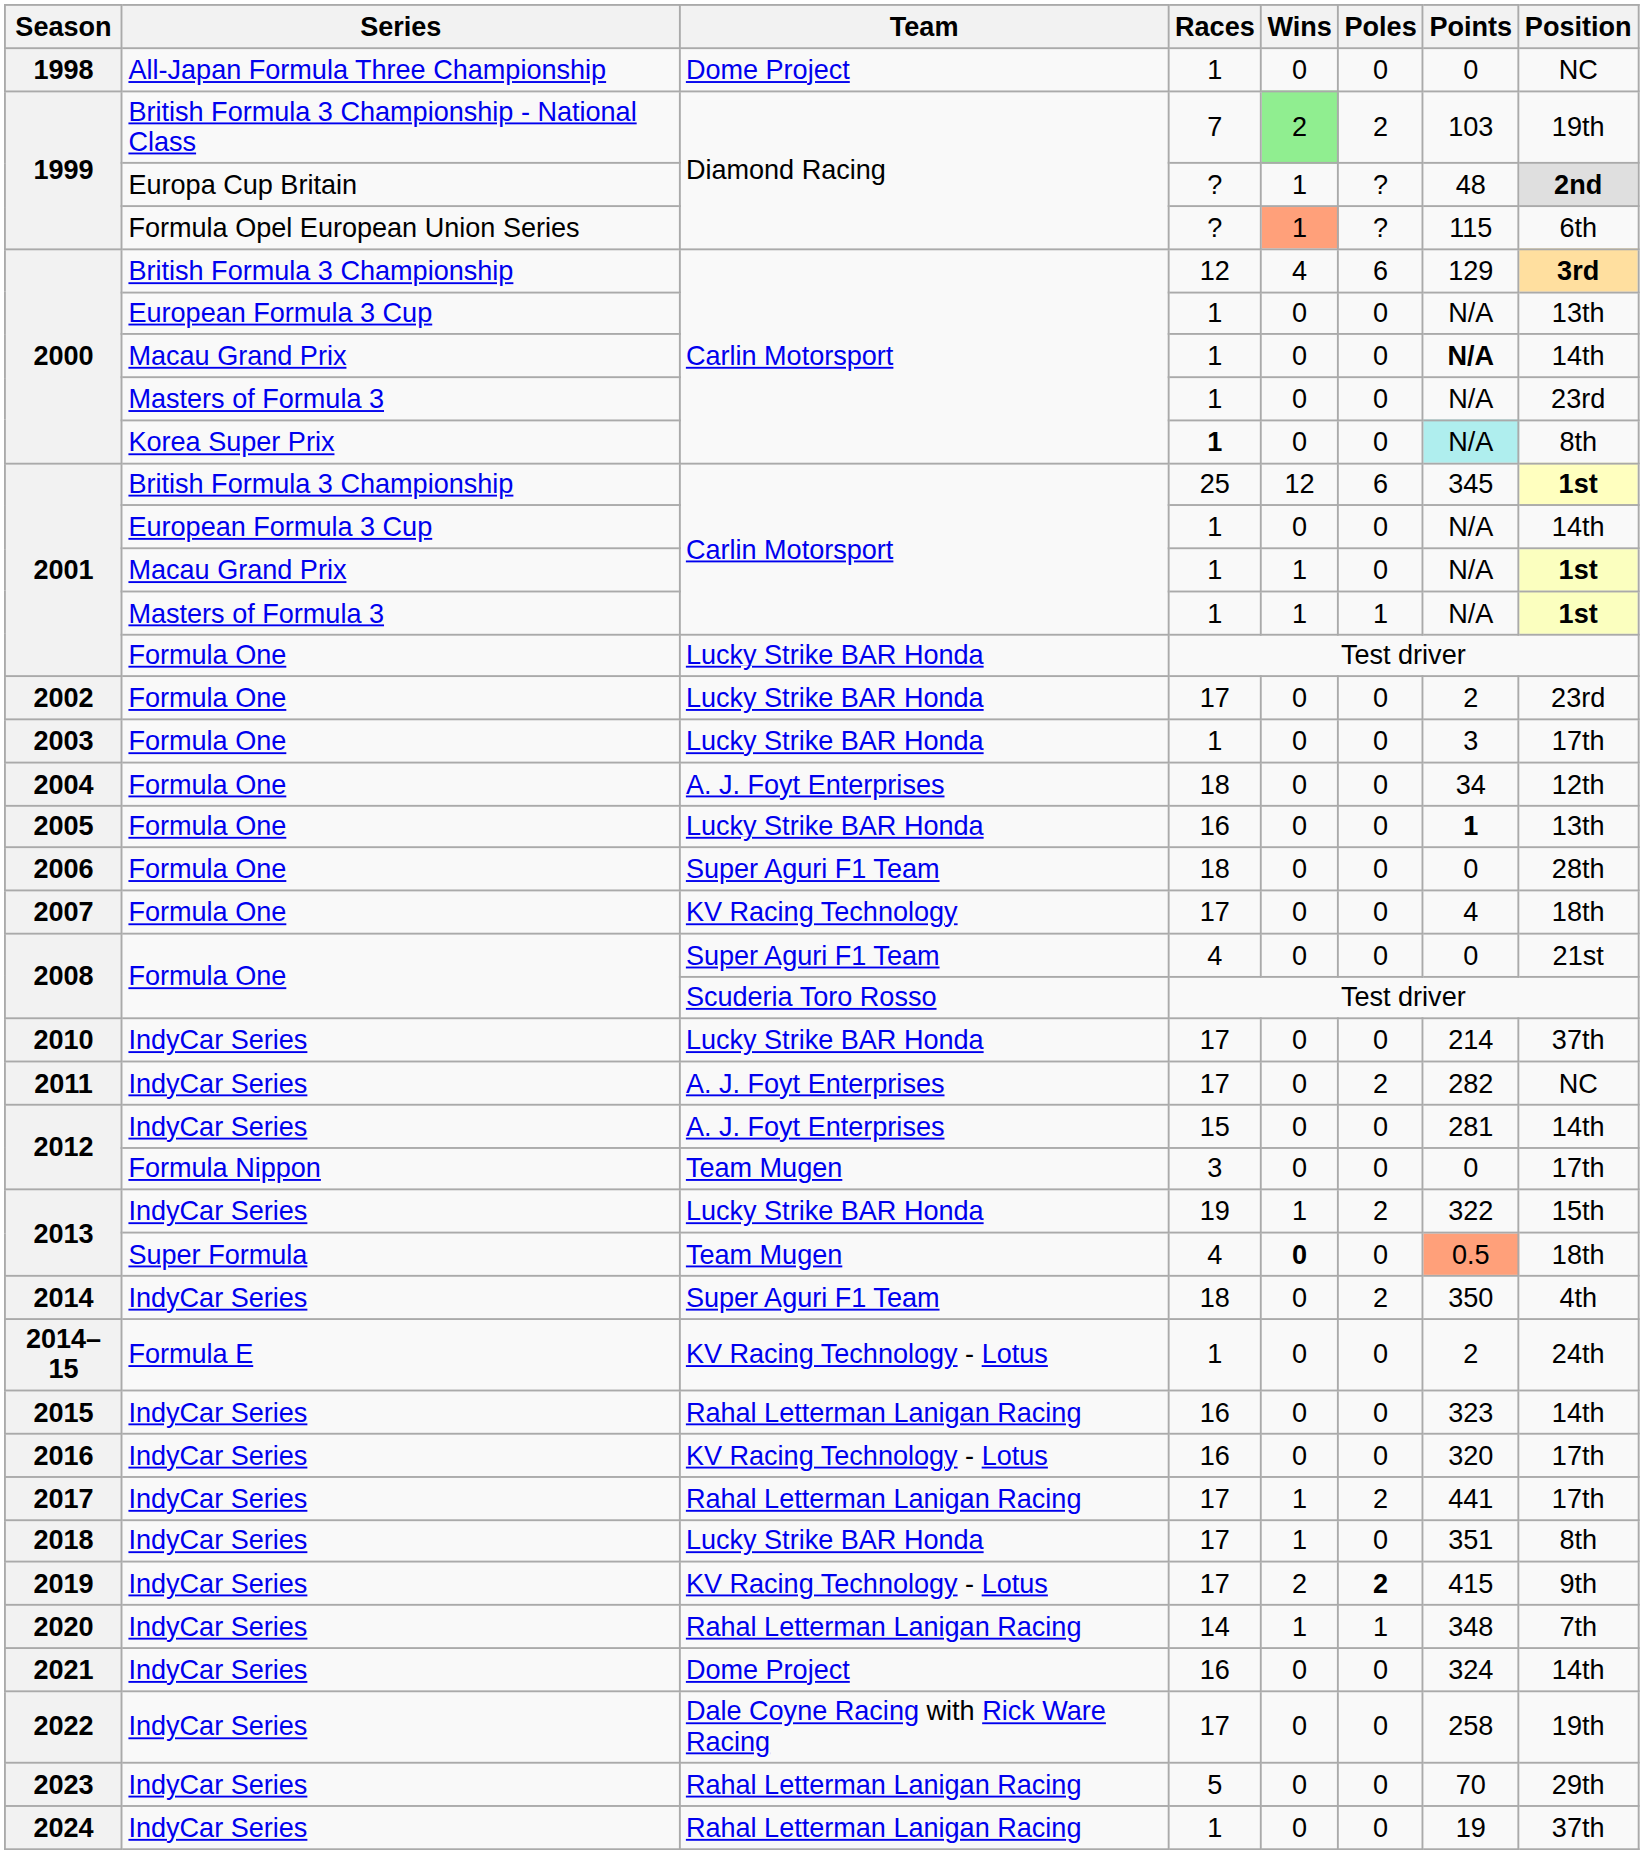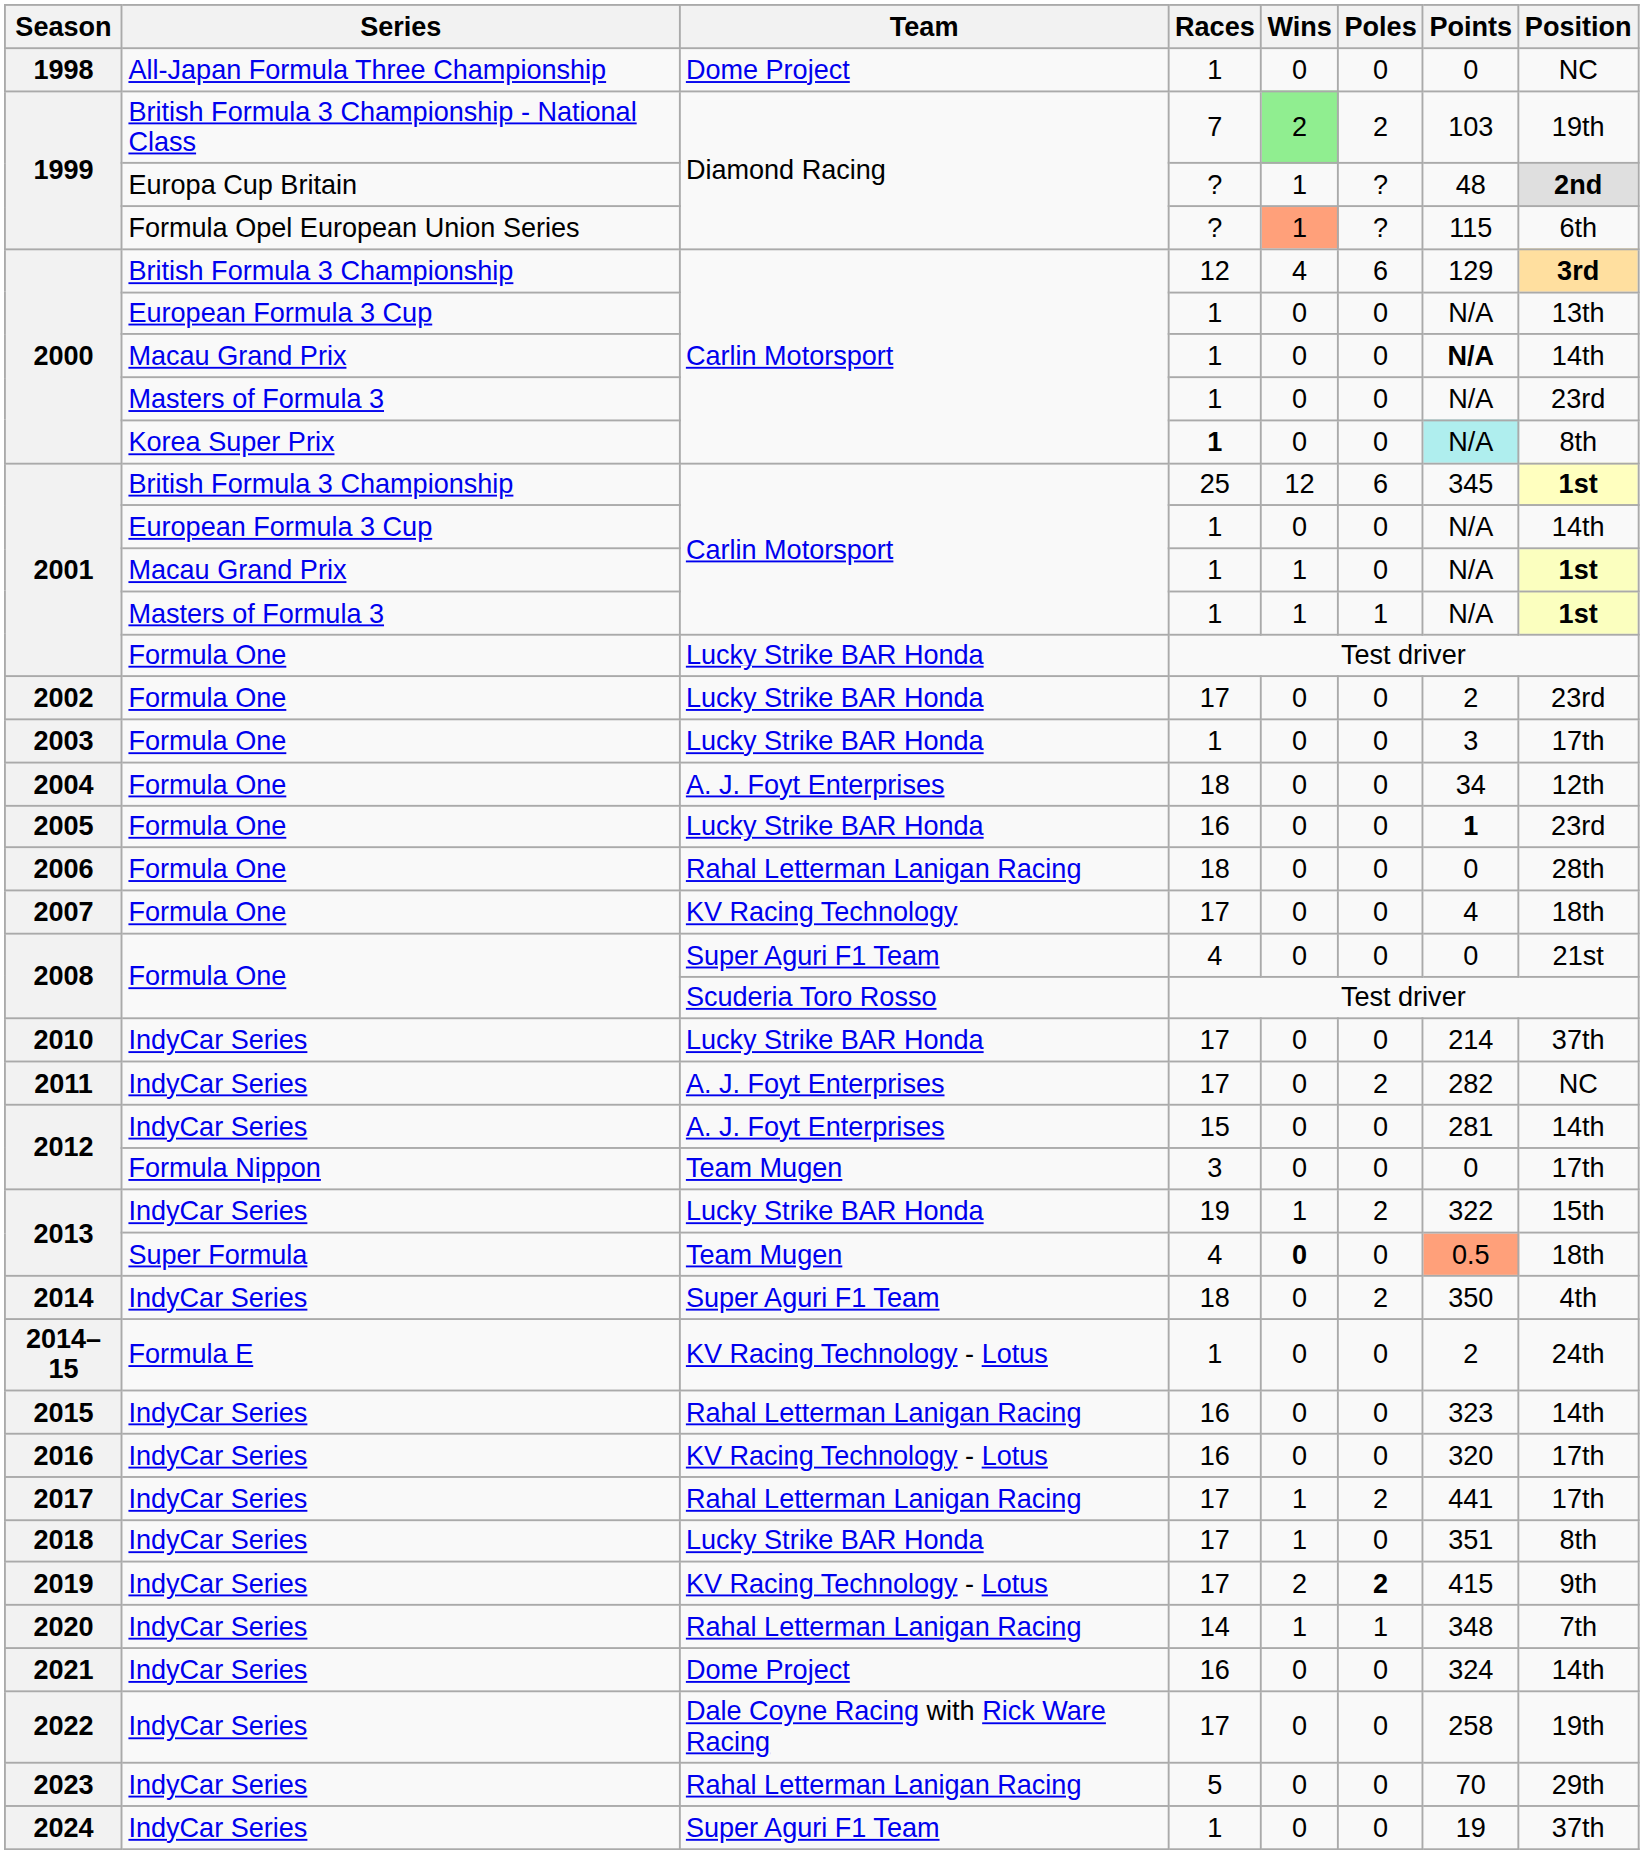(1578, 827) 13th -> (1578, 827) 23rd
(813, 869) Super Aguri F1 Team -> (884, 869) Rahal Letterman Lanigan Racing
(884, 1828) Rahal Letterman Lanigan Racing -> (813, 1828) Super Aguri F1 Team
